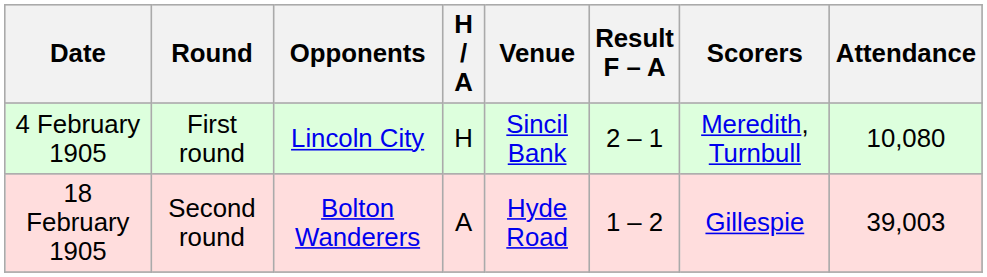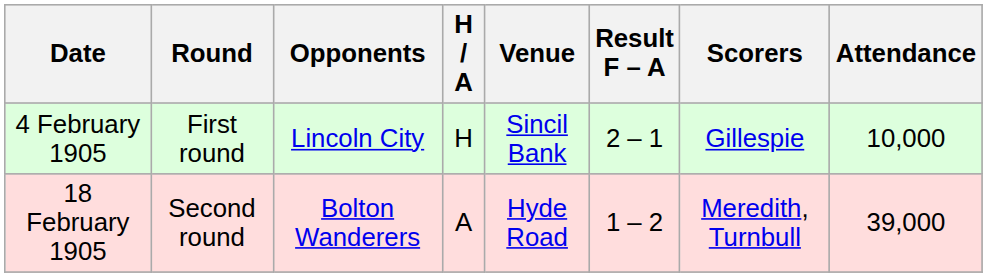(755, 138) Meredith, Turnbull -> (755, 138) Gillespie
(906, 138) 10,080 -> (906, 138) 10,000
(755, 222) Gillespie -> (755, 222) Meredith, Turnbull
(906, 222) 39,003 -> (906, 222) 39,000
